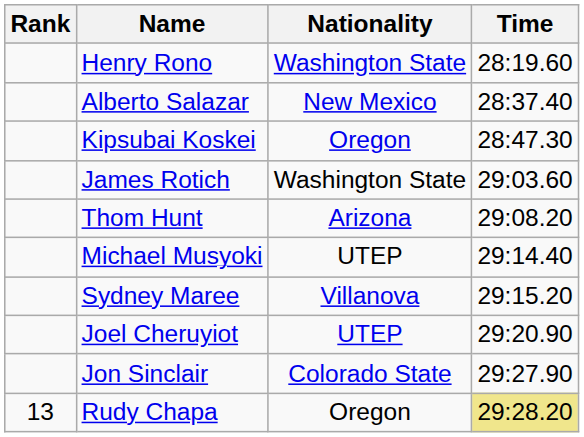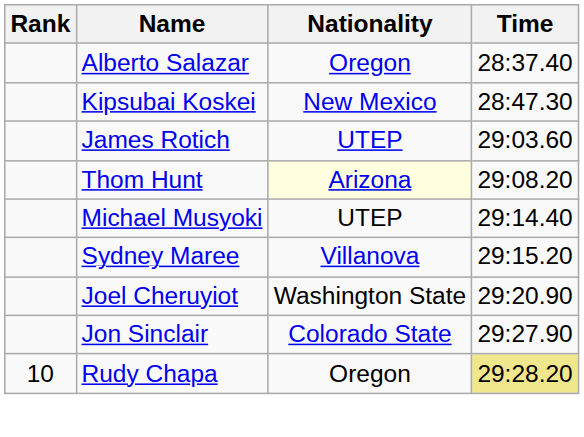- row: (147, 62)
(370, 101) New Mexico -> (370, 62) Oregon
(370, 140) Oregon -> (370, 101) New Mexico
(370, 179) Washington State -> (370, 140) UTEP
(370, 218) no background -> (370, 179) lightyellow background
(370, 334) UTEP -> (370, 295) Washington State
(40, 412) 13 -> (40, 373) 10
